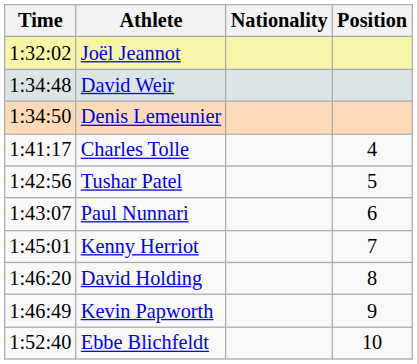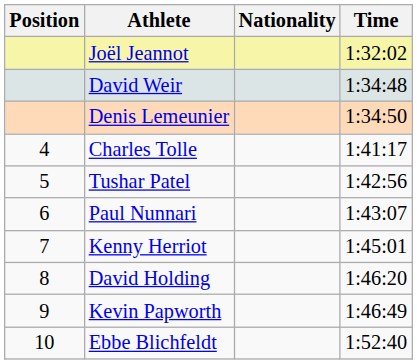columns swapped: (372, 20) <-> (40, 20)
